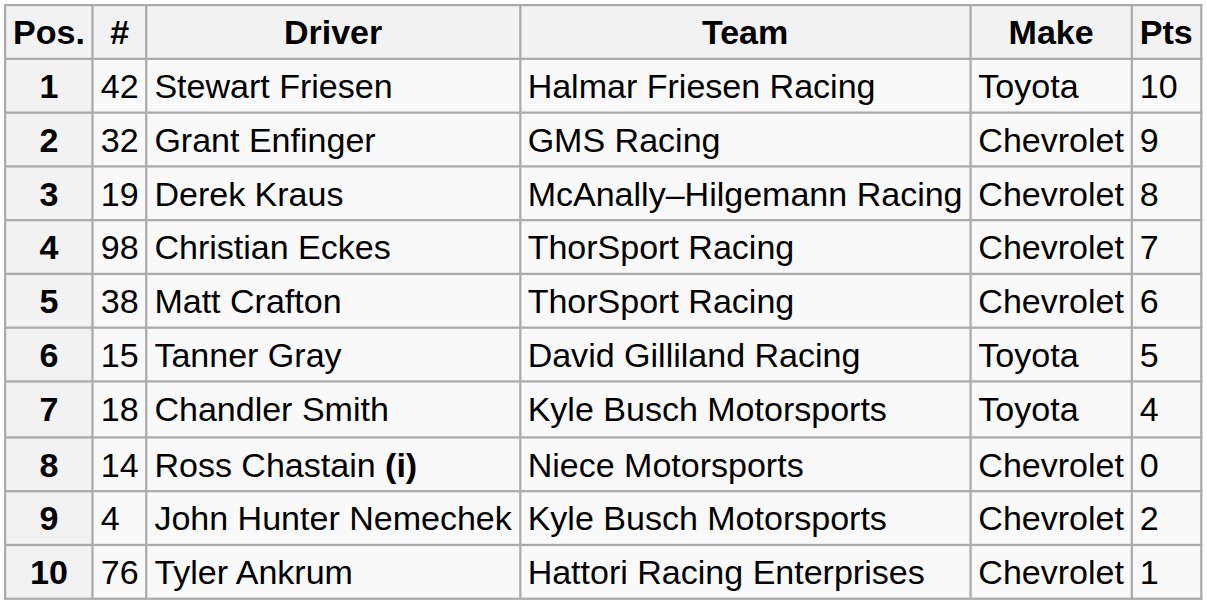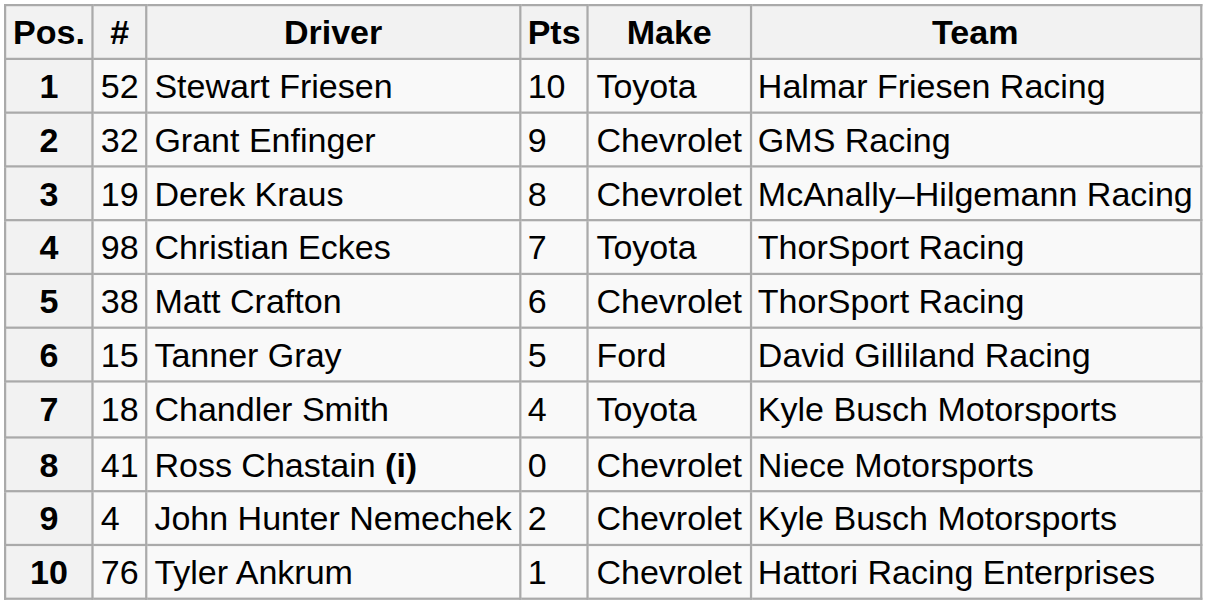columns swapped: (745, 32) <-> (1166, 32)
(120, 86) 42 -> (120, 86) 52
(1051, 248) Chevrolet -> (647, 248) Toyota
(1028, 356) Toyota -> (631, 356) Ford
(120, 463) 14 -> (120, 463) 41
